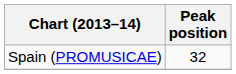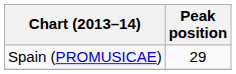(198, 57) 32 -> (198, 57) 29
